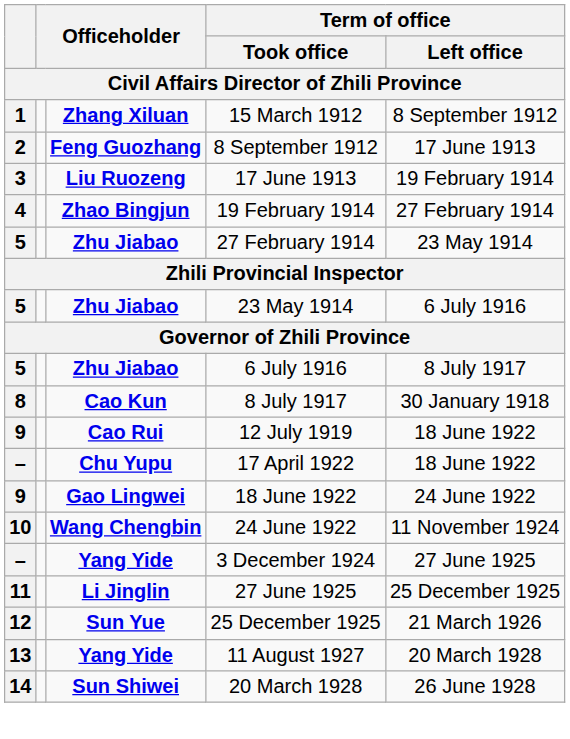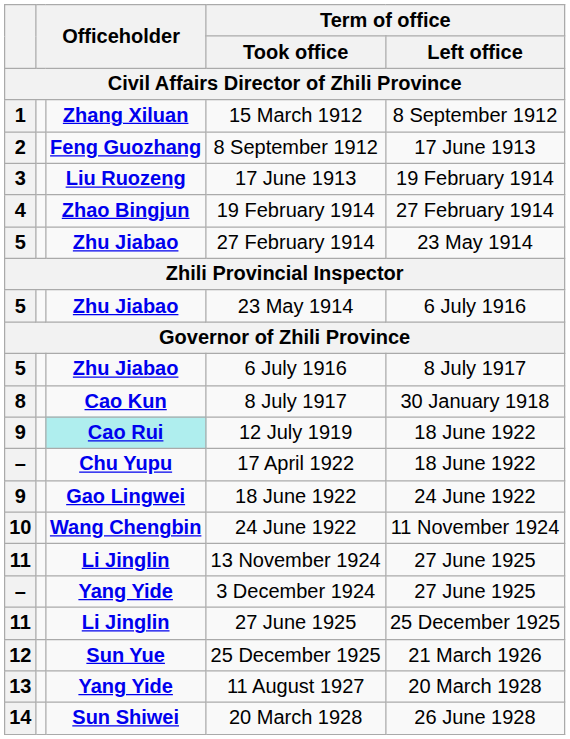(126, 432) no background -> (126, 432) paleturquoise background
+ row: (296, 559)
